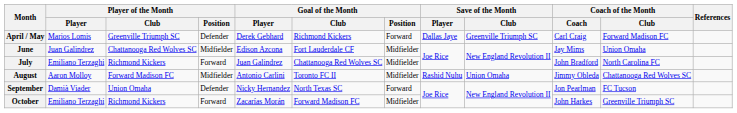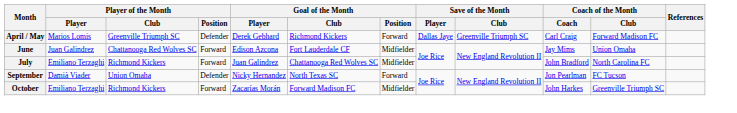(216, 50) Midfielder -> (213, 50) Forward
- row: (25, 76)
